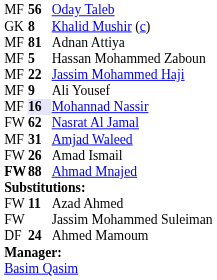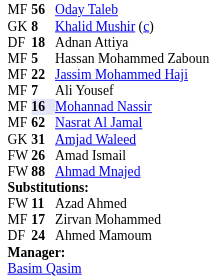(14, 42) MF -> (16, 42) DF
(35, 42) 81 -> (38, 42) 18
(31, 90) 9 -> (35, 90) 7
(14, 123) FW -> (17, 123) MF
(14, 139) MF -> (17, 139) GK
(15, 171) bold -> (18, 171) normal
- row: (132, 220)
+ row: (108, 220)
